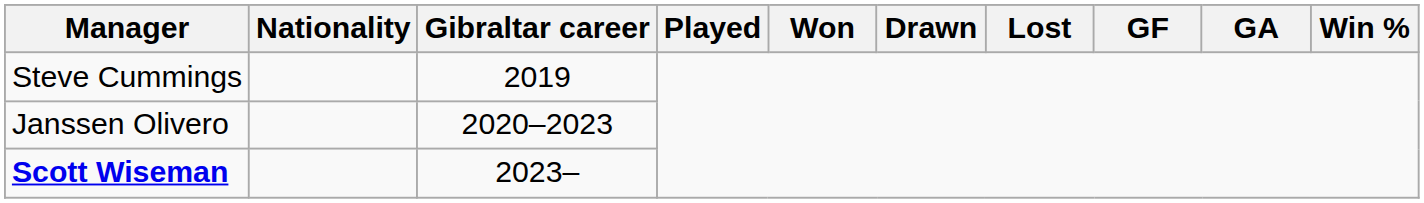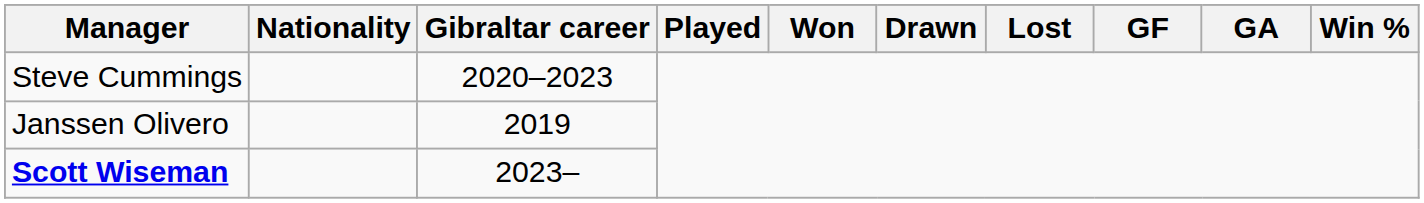(537, 76) 2019 -> (537, 76) 2020–2023
(537, 124) 2020–2023 -> (537, 124) 2019
